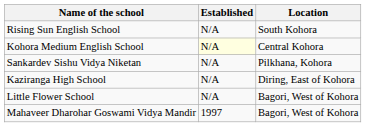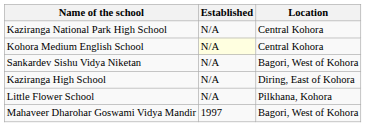+ row: (87, 29)
- row: (64, 29)
(295, 63) Pilkhana, Kohora -> (308, 63) Bagori, West of Kohora
(308, 96) Bagori, West of Kohora -> (295, 96) Pilkhana, Kohora
